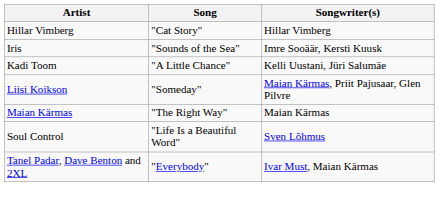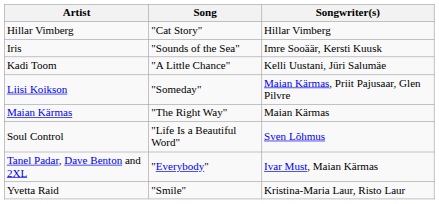+ row: (33, 190)
